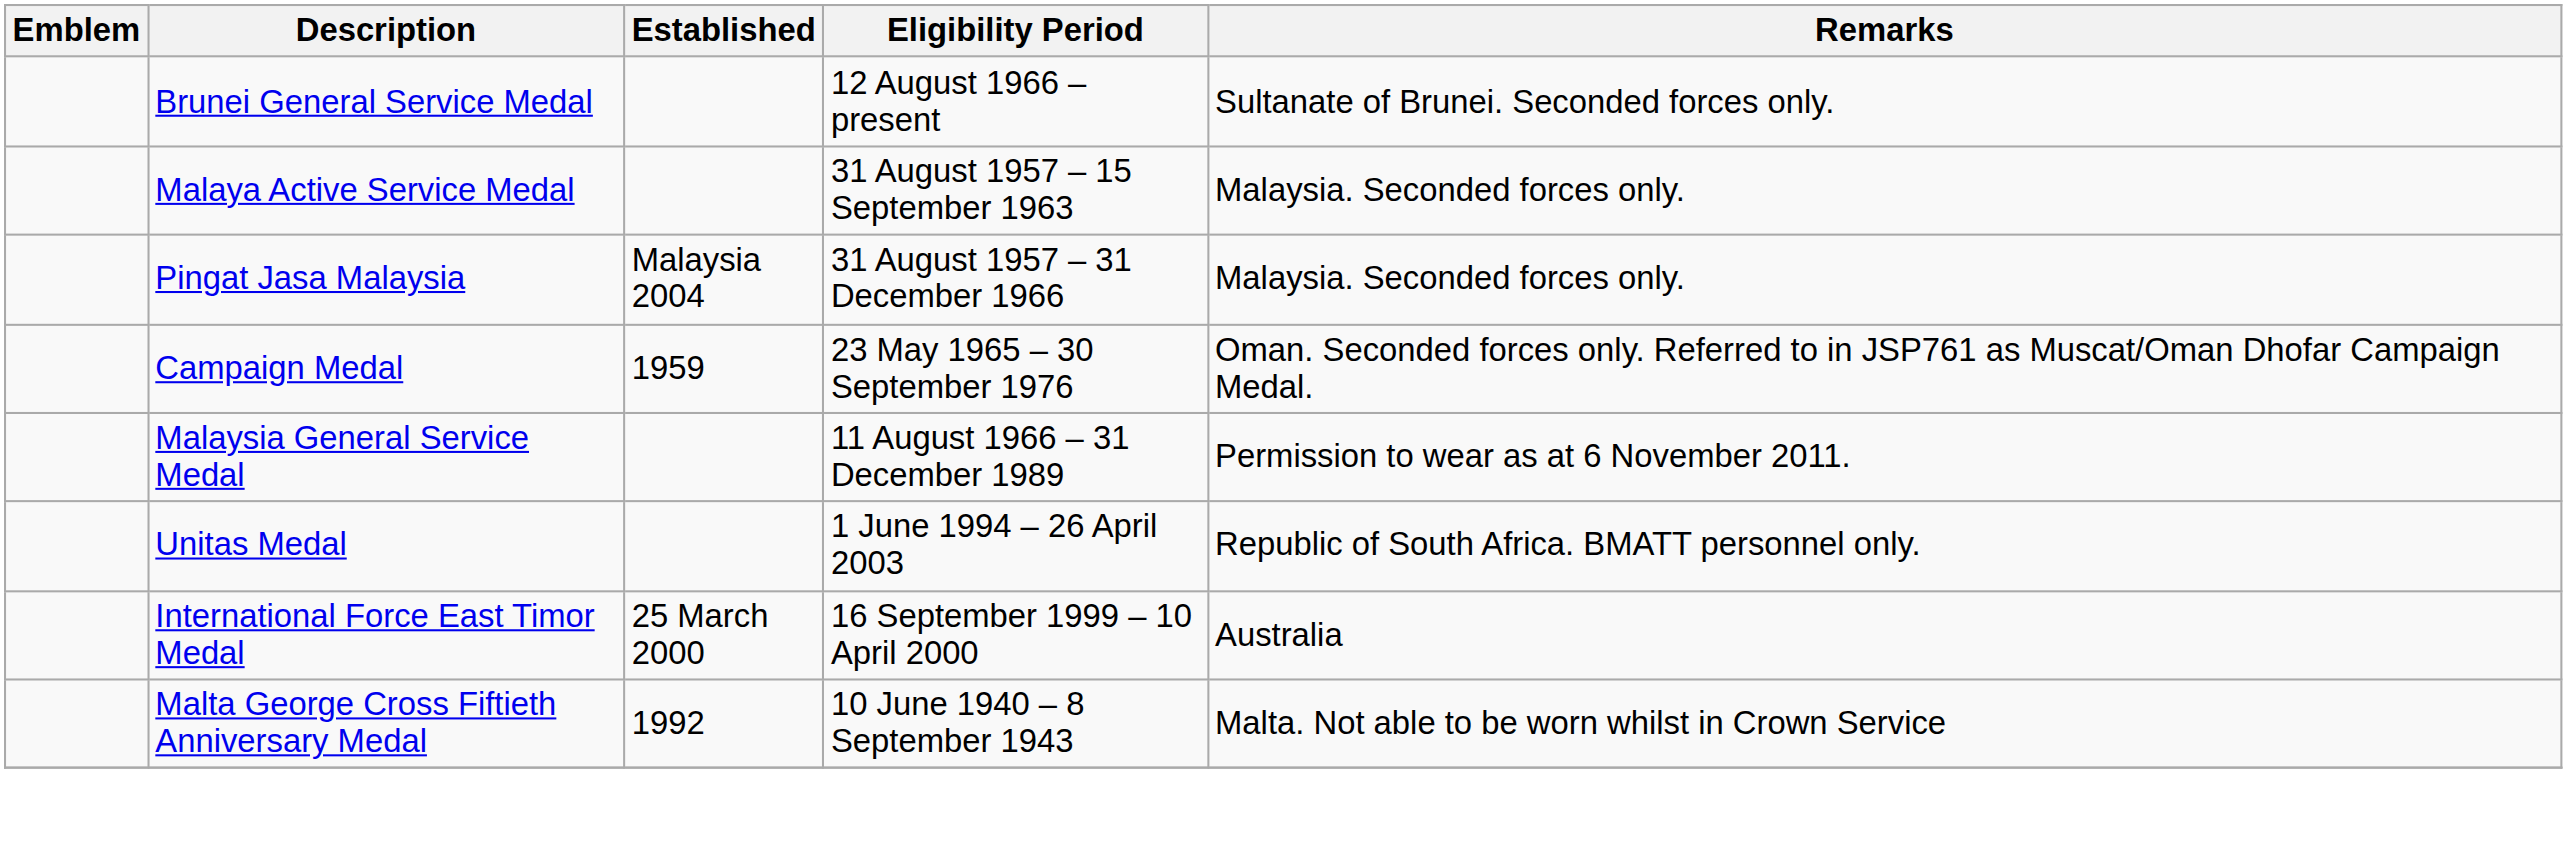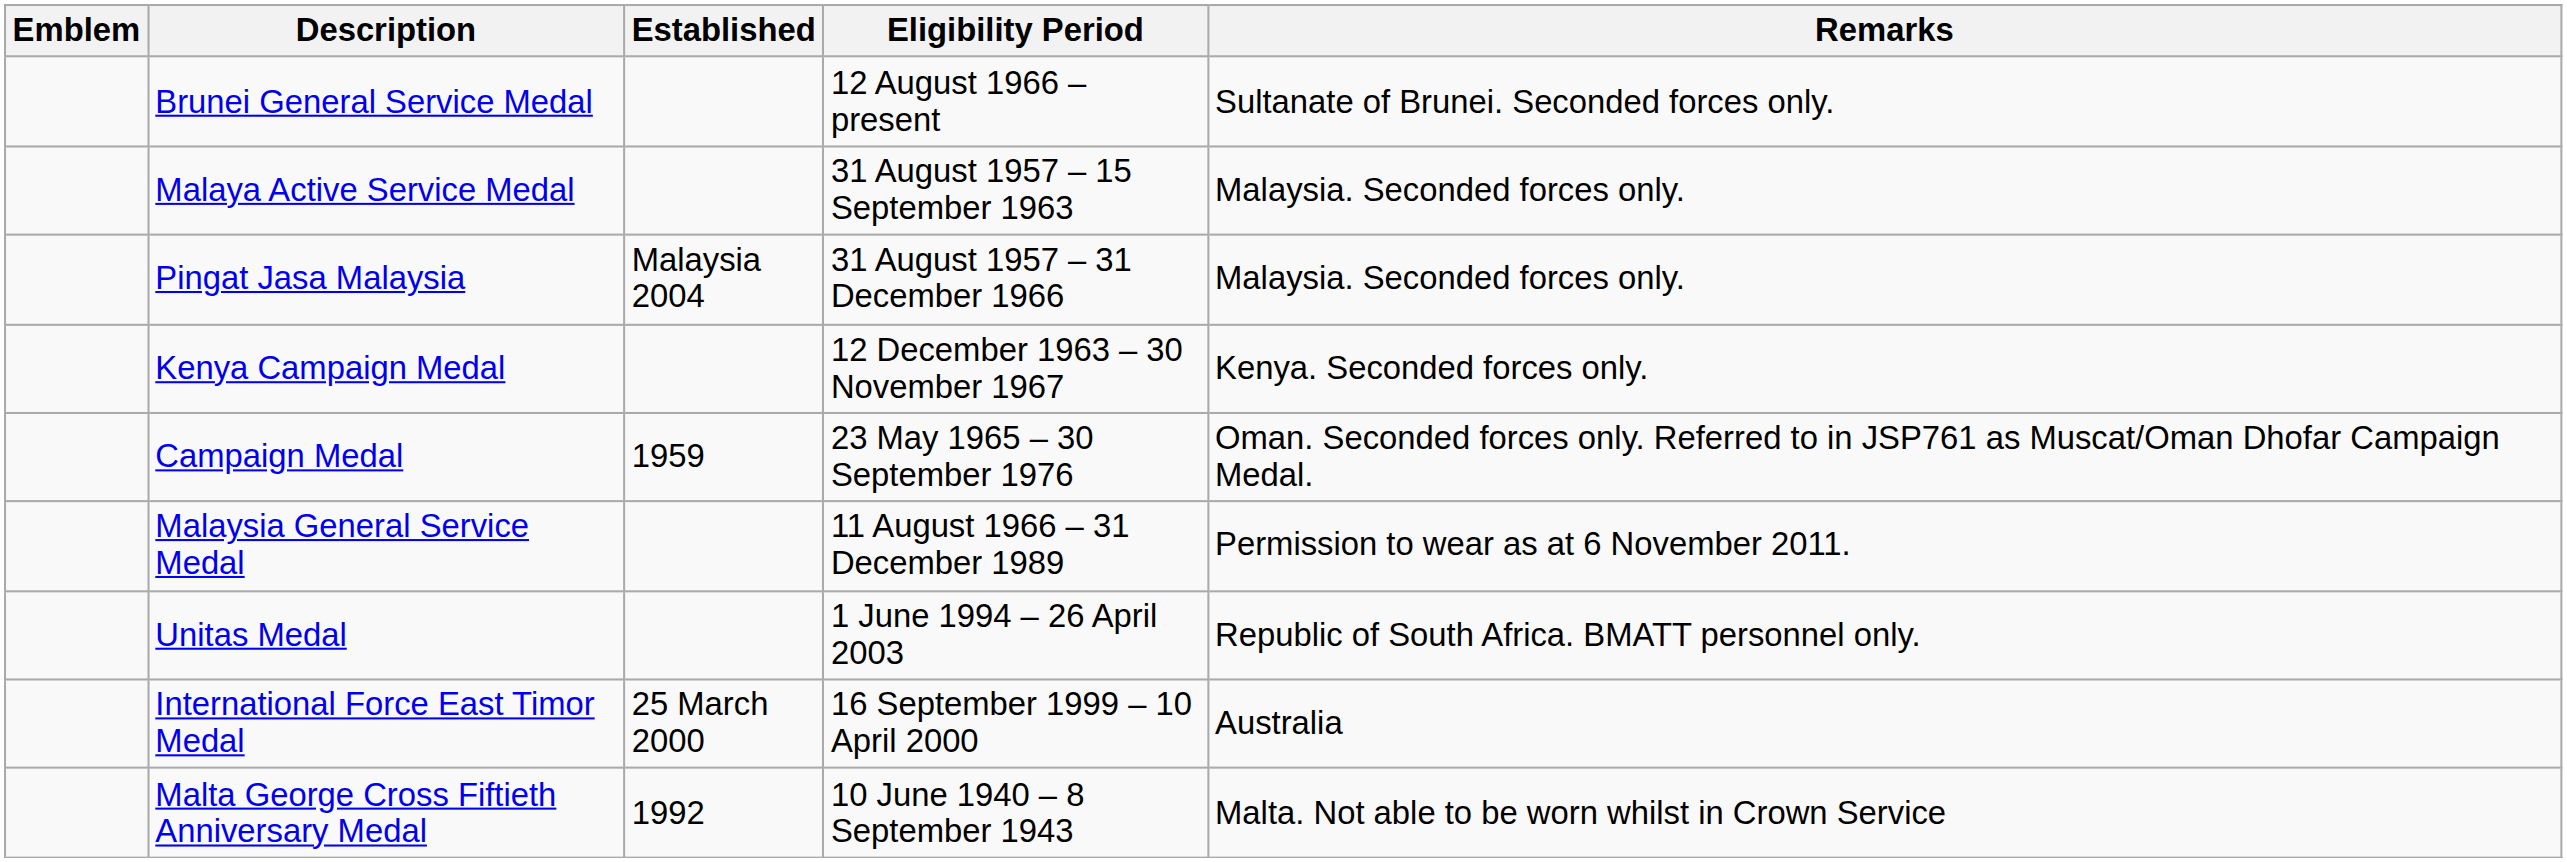+ row: (330, 367)
